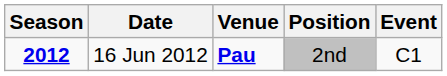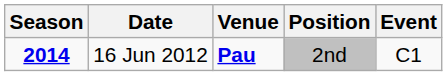(47, 54) 2012 -> (47, 54) 2014
